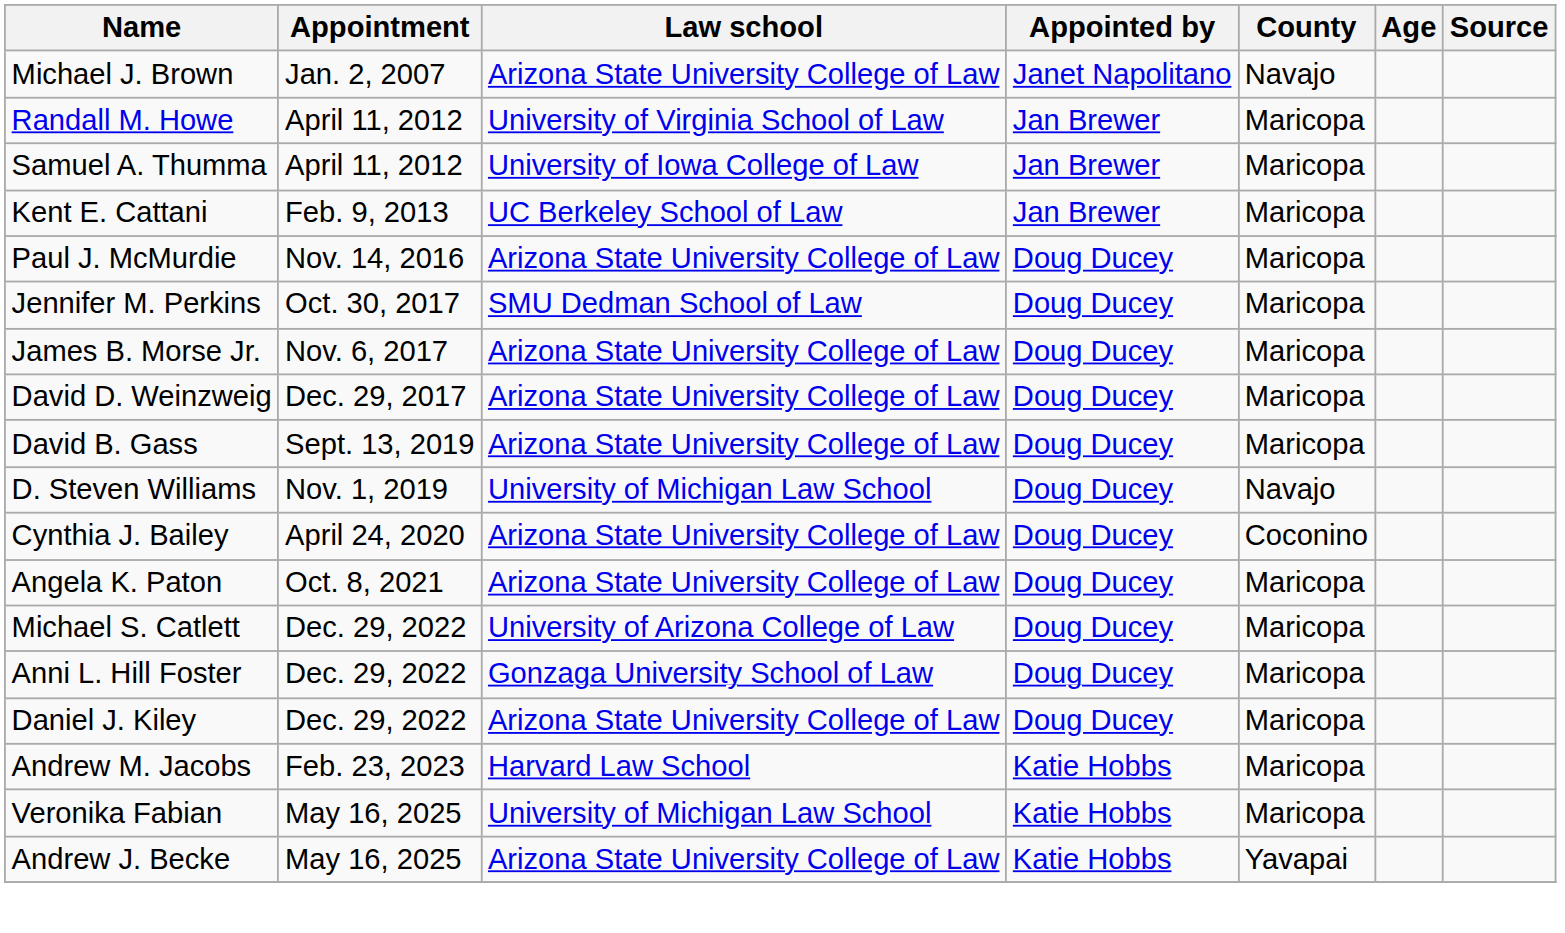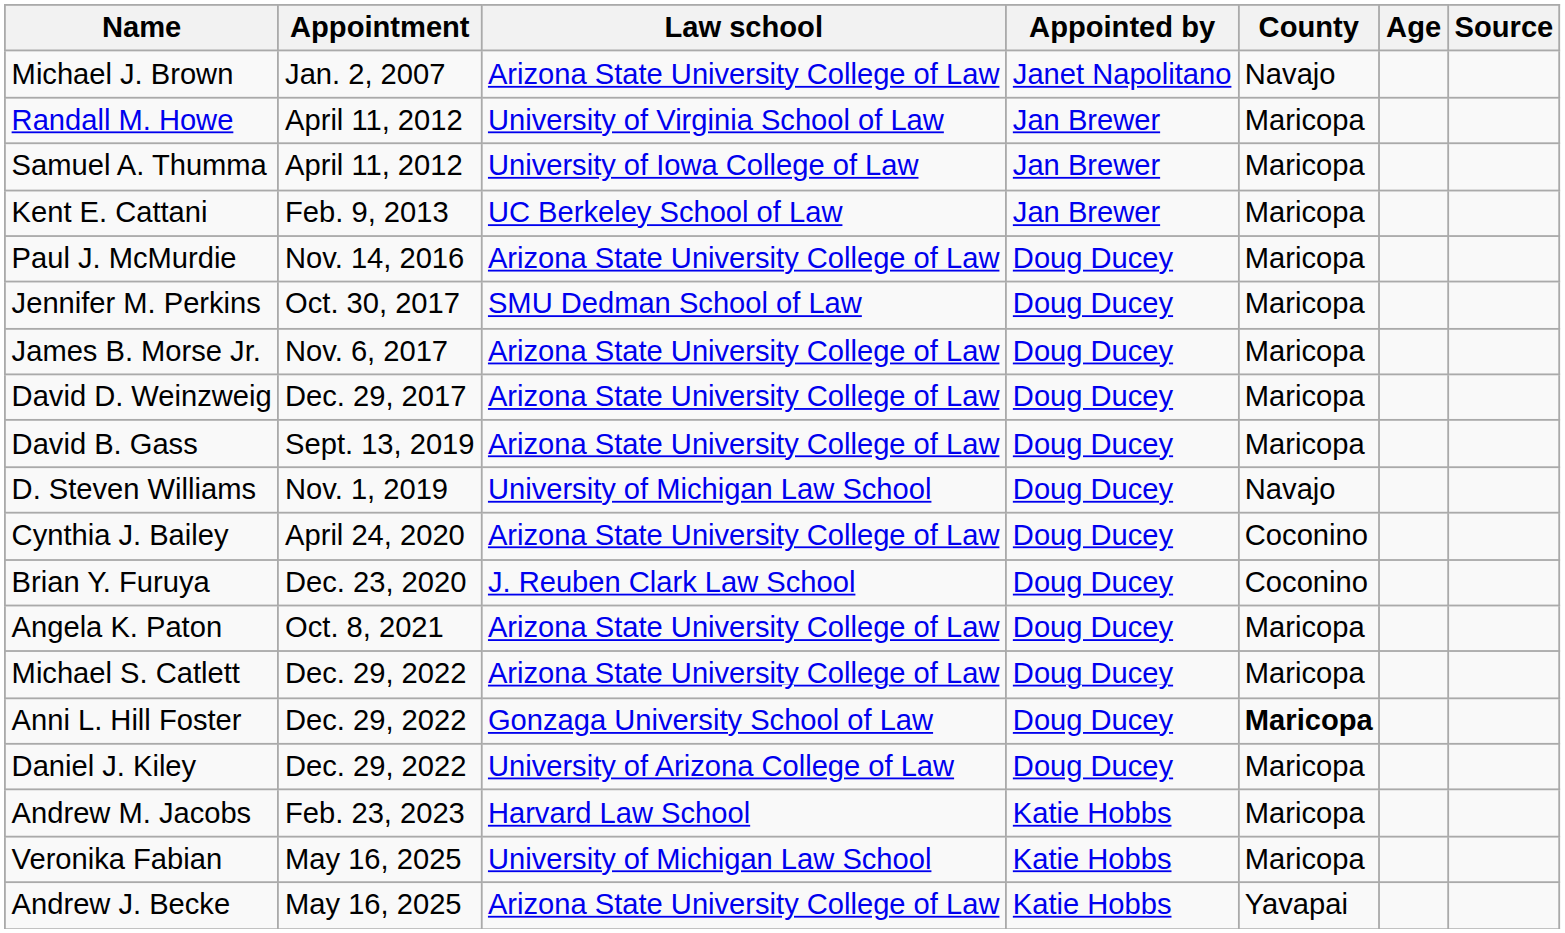+ row: (111, 581)
(721, 627) University of Arizona College of Law -> (744, 674) Arizona State University College of Law
(1305, 674) normal -> (1309, 720) bold
(744, 720) Arizona State University College of Law -> (721, 766) University of Arizona College of Law
